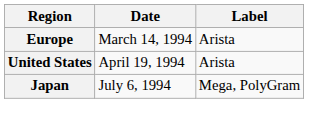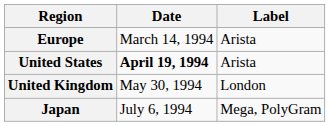(142, 62) normal -> (164, 62) bold
+ row: (60, 86)
